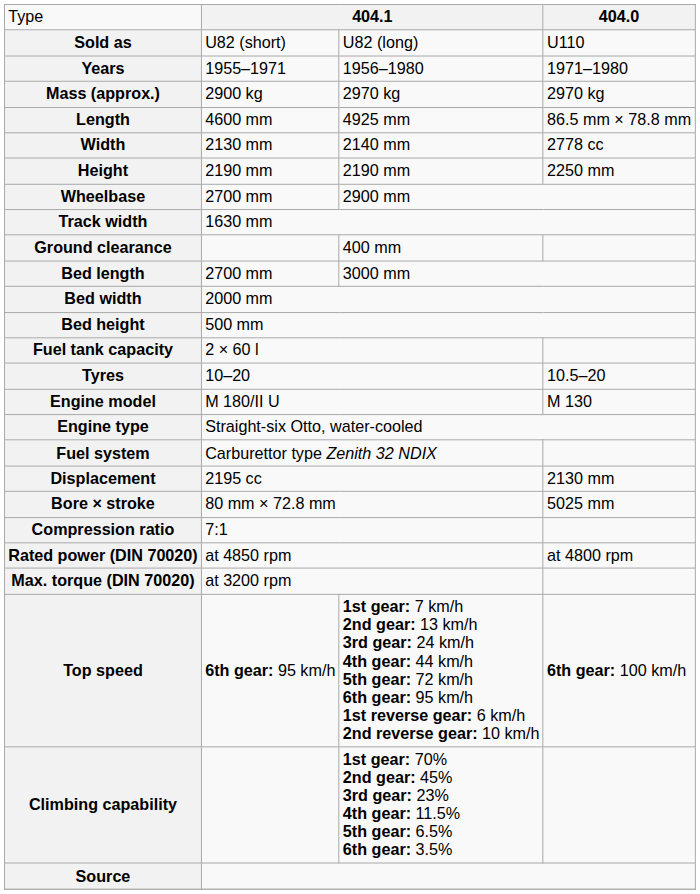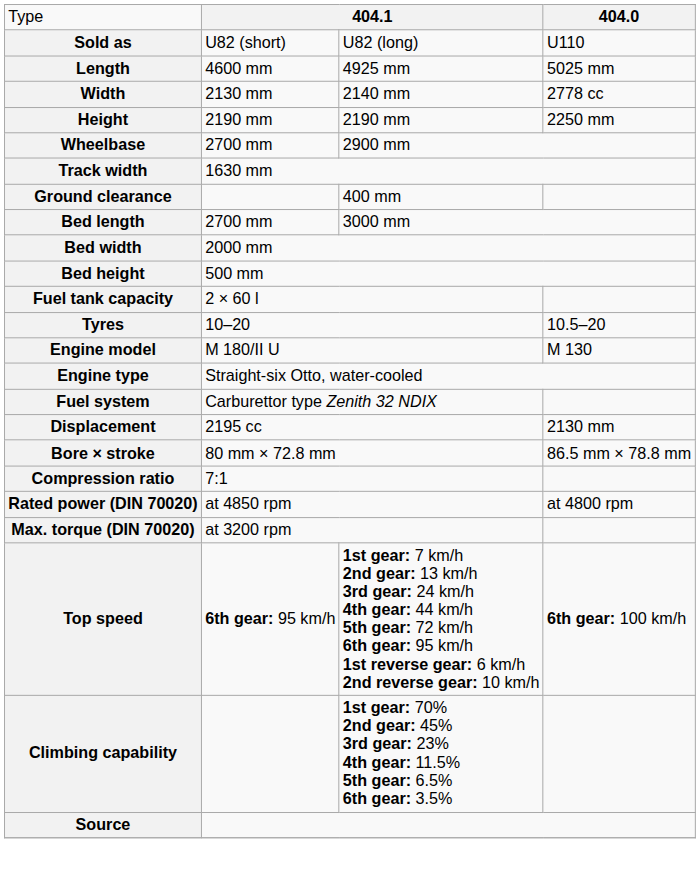- row: (103, 68)
- row: (103, 94)
(619, 119) 86.5 mm × 78.8 mm -> (581, 68) 5025 mm
(581, 504) 5025 mm -> (619, 453) 86.5 mm × 78.8 mm
